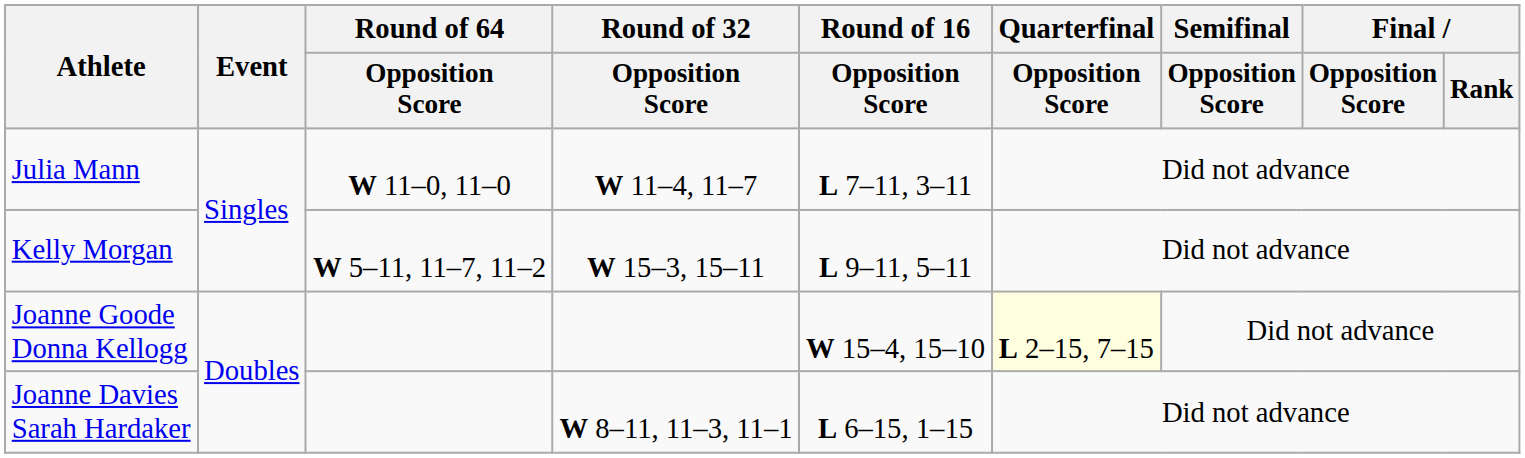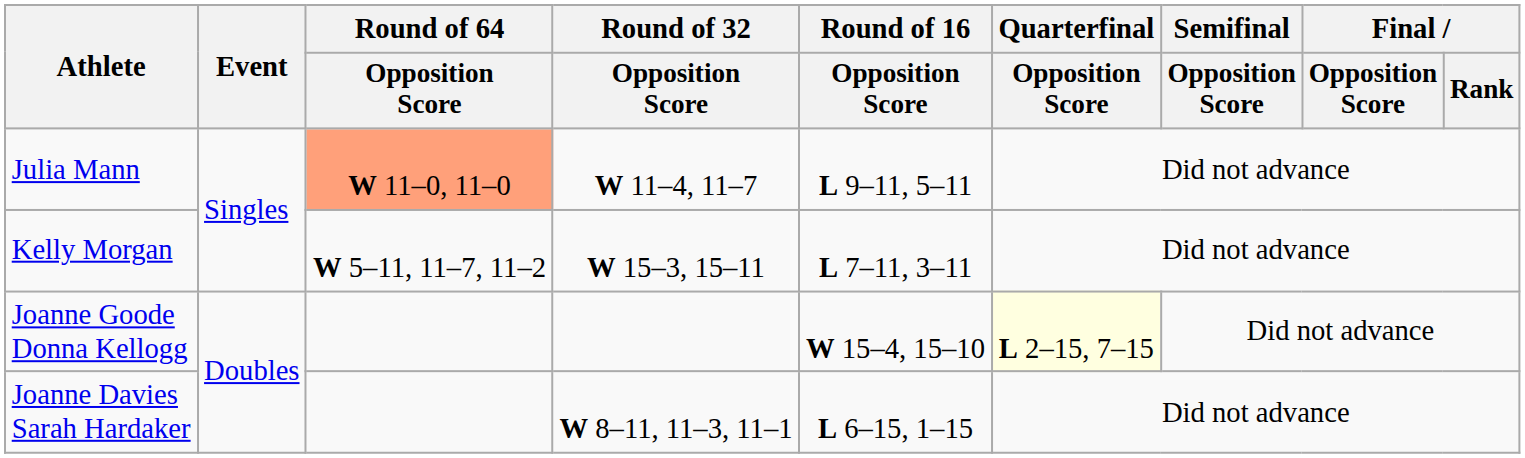(429, 186) no background -> (429, 186) lightsalmon background
(895, 186) L 7–11, 3–11 -> (895, 186) L 9–11, 5–11
(895, 267) L 9–11, 5–11 -> (895, 267) L 7–11, 3–11
